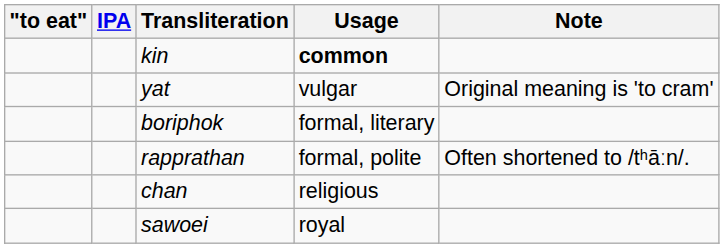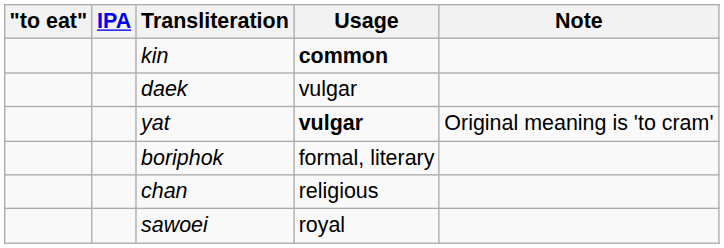+ row: (164, 89)
(328, 89) normal -> (331, 123) bold
- row: (193, 157)
